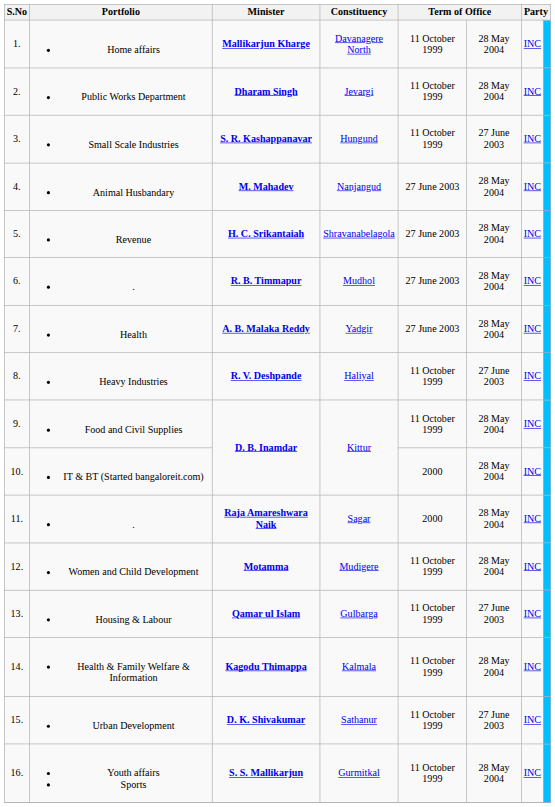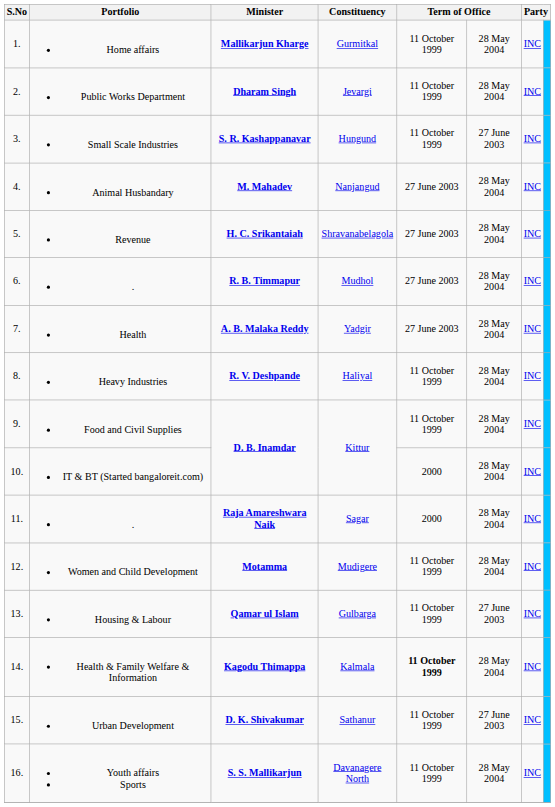(359, 44) Davanagere North -> (357, 44) Gurmitkal
(494, 376) 27 June 2003 -> (494, 376) 28 May 2004
(432, 667) normal -> (432, 667) bold
(359, 773) Gurmitkal -> (357, 773) Davanagere North
